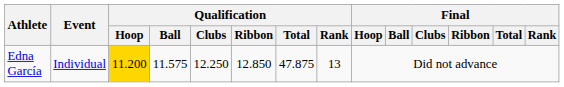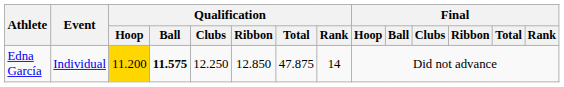(170, 64) normal -> (170, 64) bold
(334, 64) 13 -> (334, 64) 14
